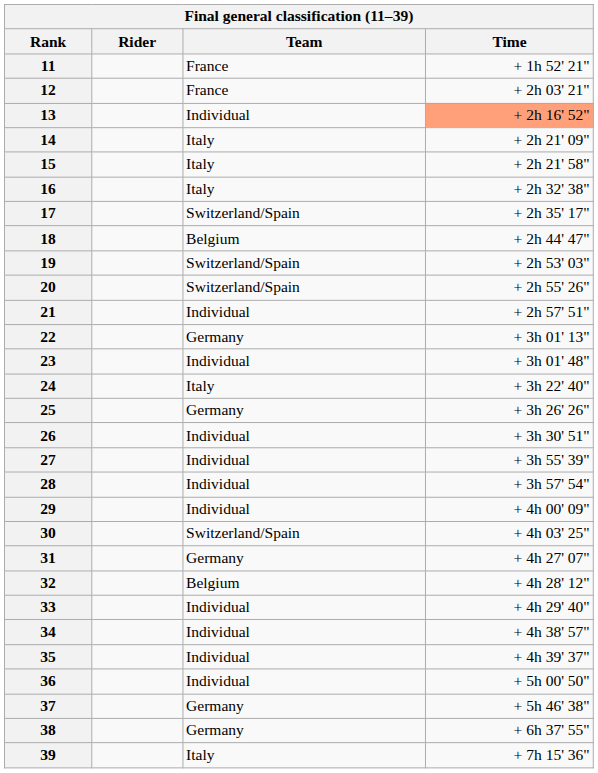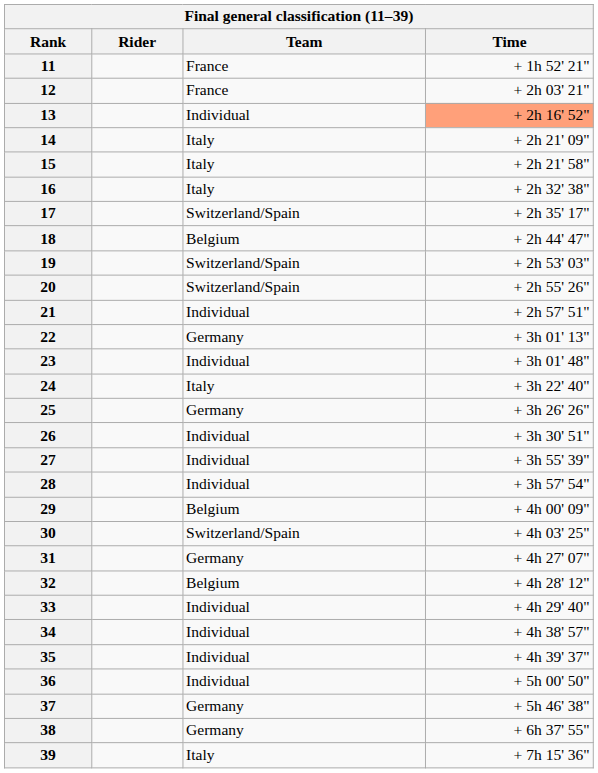(218, 509) Individual -> (213, 509) Belgium
